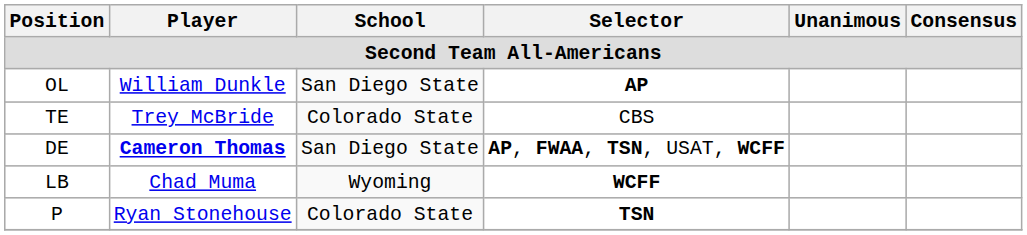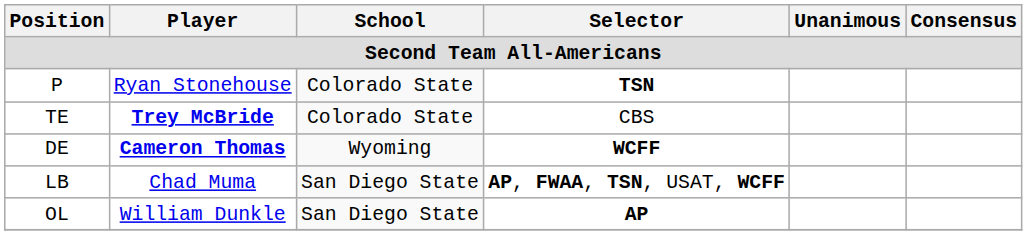rows swapped: (57, 85) <-> (57, 214)
(203, 117) normal -> (203, 117) bold
(390, 150) San Diego State -> (390, 150) Wyoming
(637, 150) AP, FWAA, TSN, USAT, WCFF -> (637, 150) WCFF
(390, 182) Wyoming -> (390, 182) San Diego State
(637, 182) WCFF -> (637, 182) AP, FWAA, TSN, USAT, WCFF
